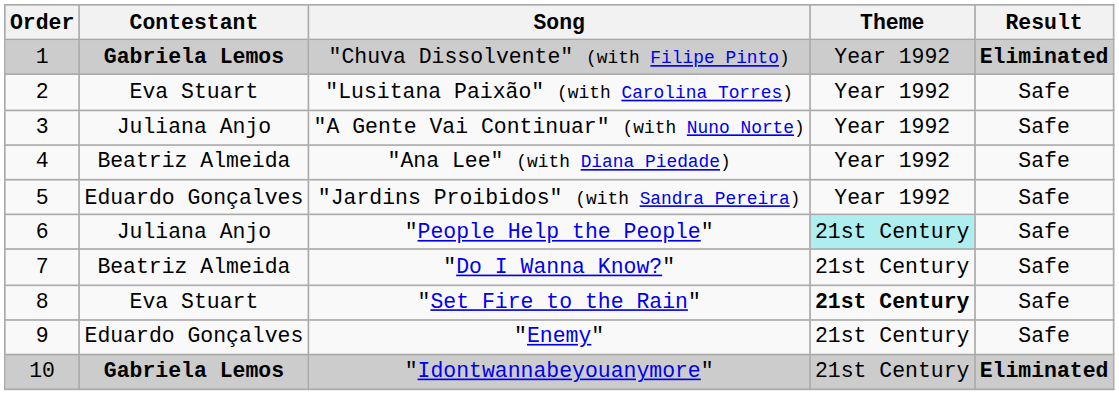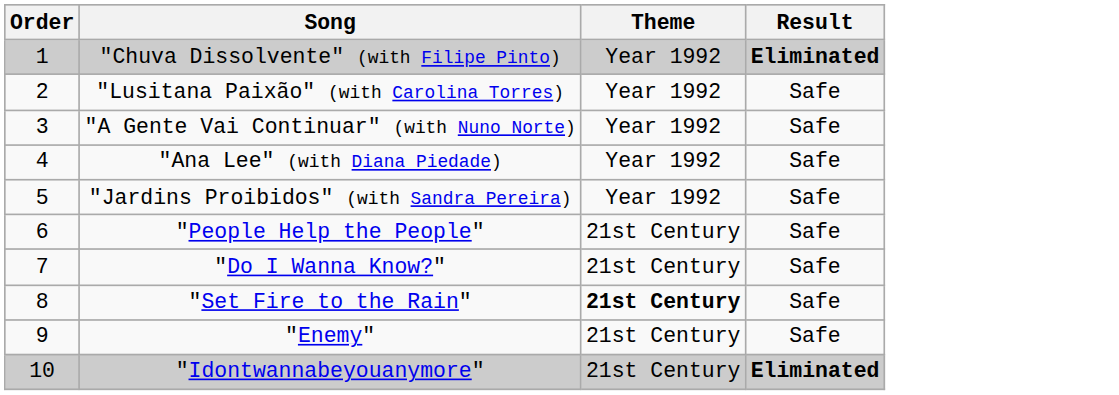- column: (194, 22)
(892, 232) paleturquoise background -> (663, 232) no background
